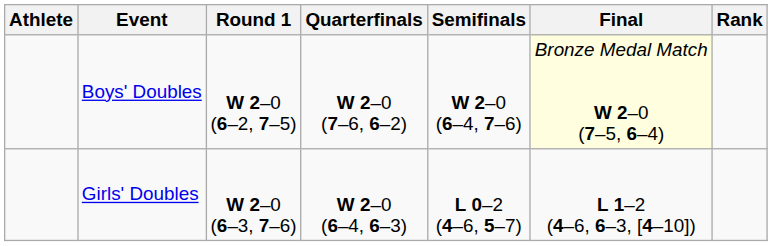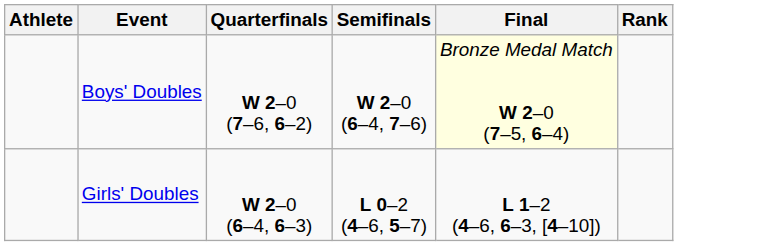- column: (254, 20)
